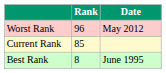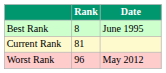rows swapped: (27, 60) <-> (30, 28)
(79, 44) 85 -> (79, 44) 81
